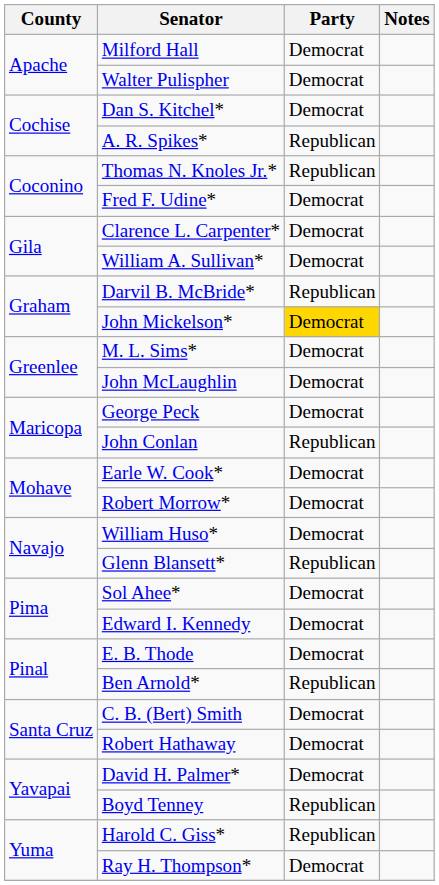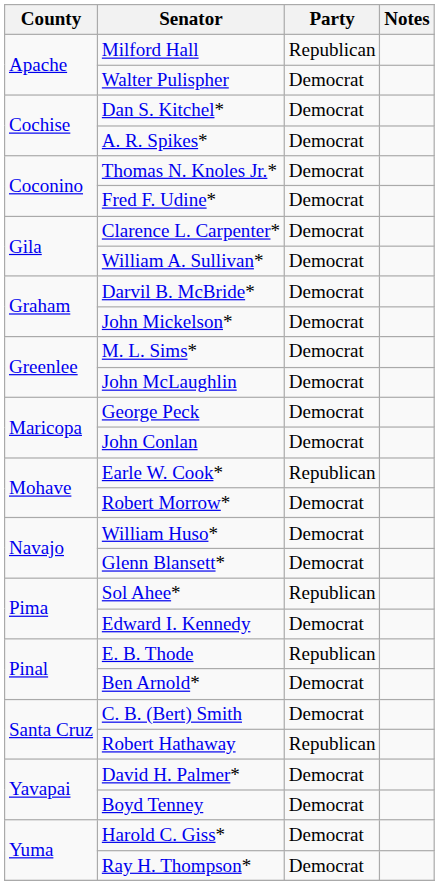(326, 49) Democrat -> (332, 49) Republican
(332, 140) Republican -> (326, 140) Democrat
(332, 170) Republican -> (326, 170) Democrat
(332, 291) Republican -> (326, 291) Democrat
(326, 321) gold background -> (326, 321) no background
(332, 442) Republican -> (326, 442) Democrat
(326, 472) Democrat -> (332, 472) Republican
(332, 563) Republican -> (326, 563) Democrat
(326, 593) Democrat -> (332, 593) Republican
(326, 653) Democrat -> (332, 653) Republican
(332, 683) Republican -> (326, 683) Democrat
(326, 744) Democrat -> (332, 744) Republican
(332, 804) Republican -> (326, 804) Democrat
(332, 834) Republican -> (326, 834) Democrat
